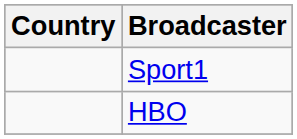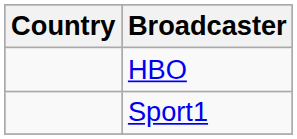rows swapped: (168, 69) <-> (157, 112)
